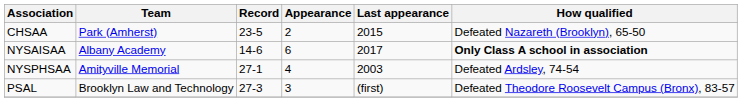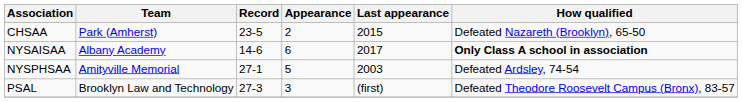(288, 69) 4 -> (288, 69) 5
